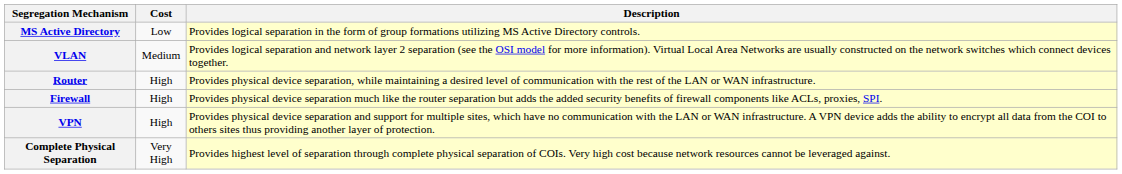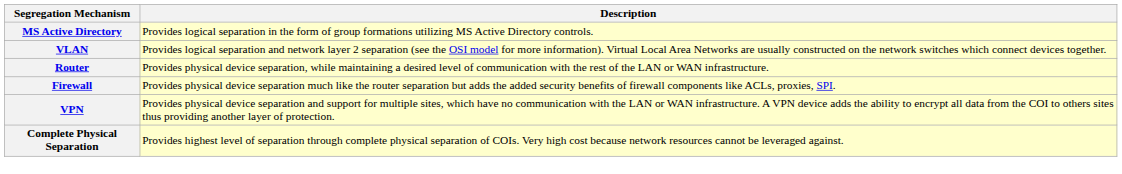- column: (161, 13)
